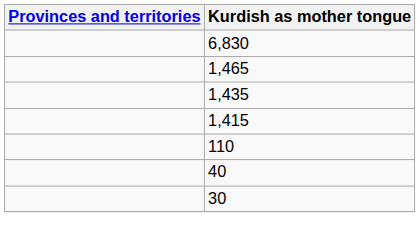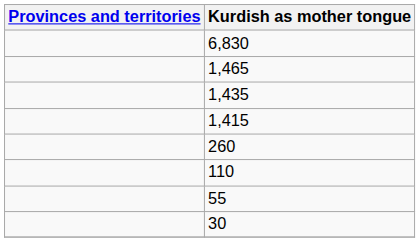+ row: (222, 146)
+ row: (217, 198)
- row: (217, 172)
